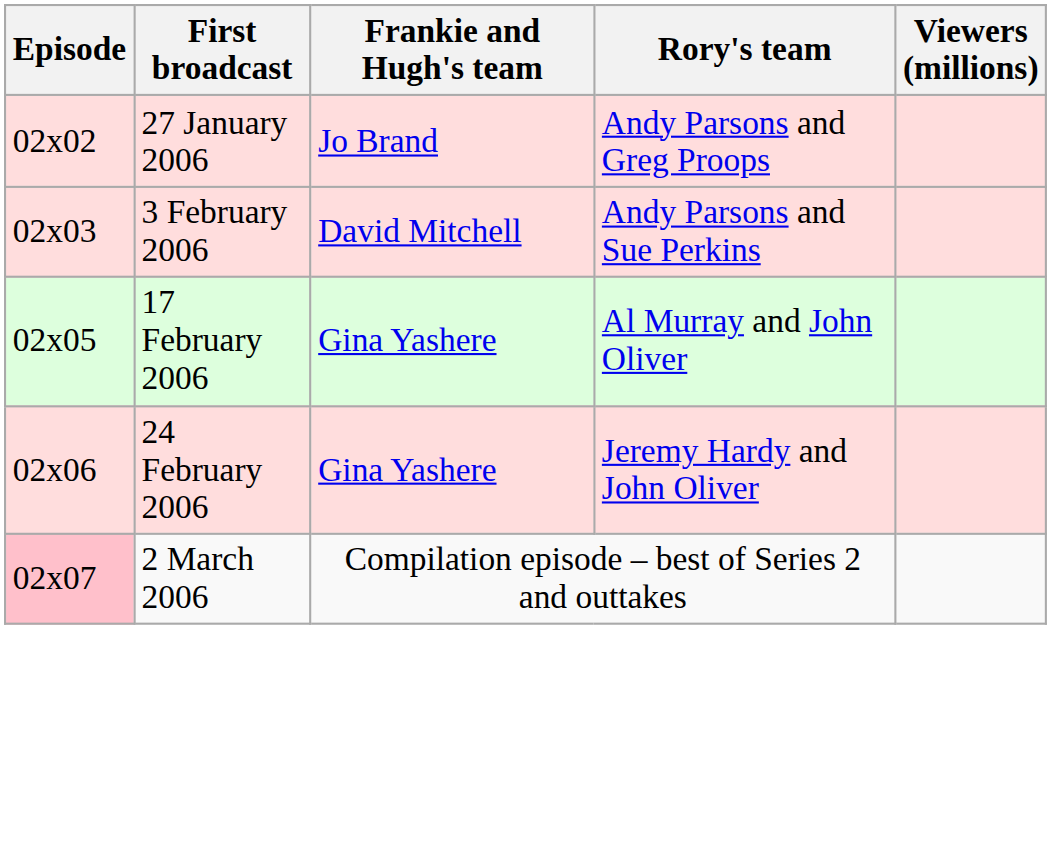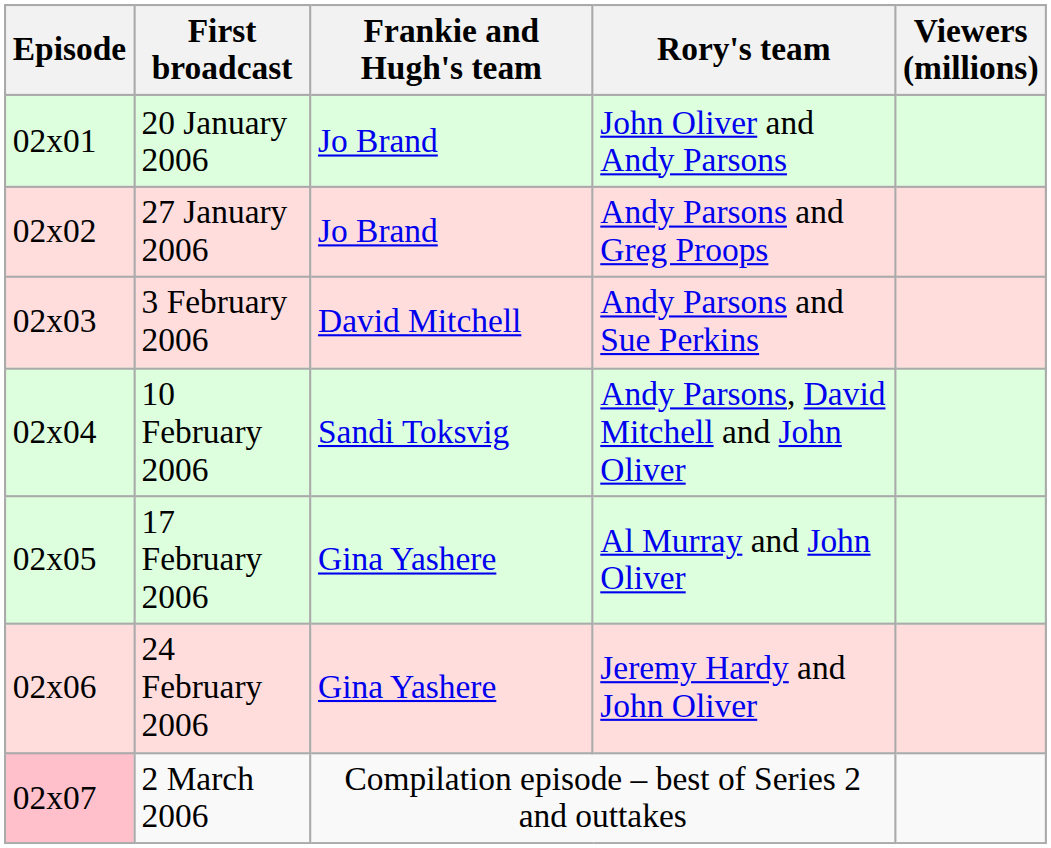+ row: (214, 140)
+ row: (202, 431)
